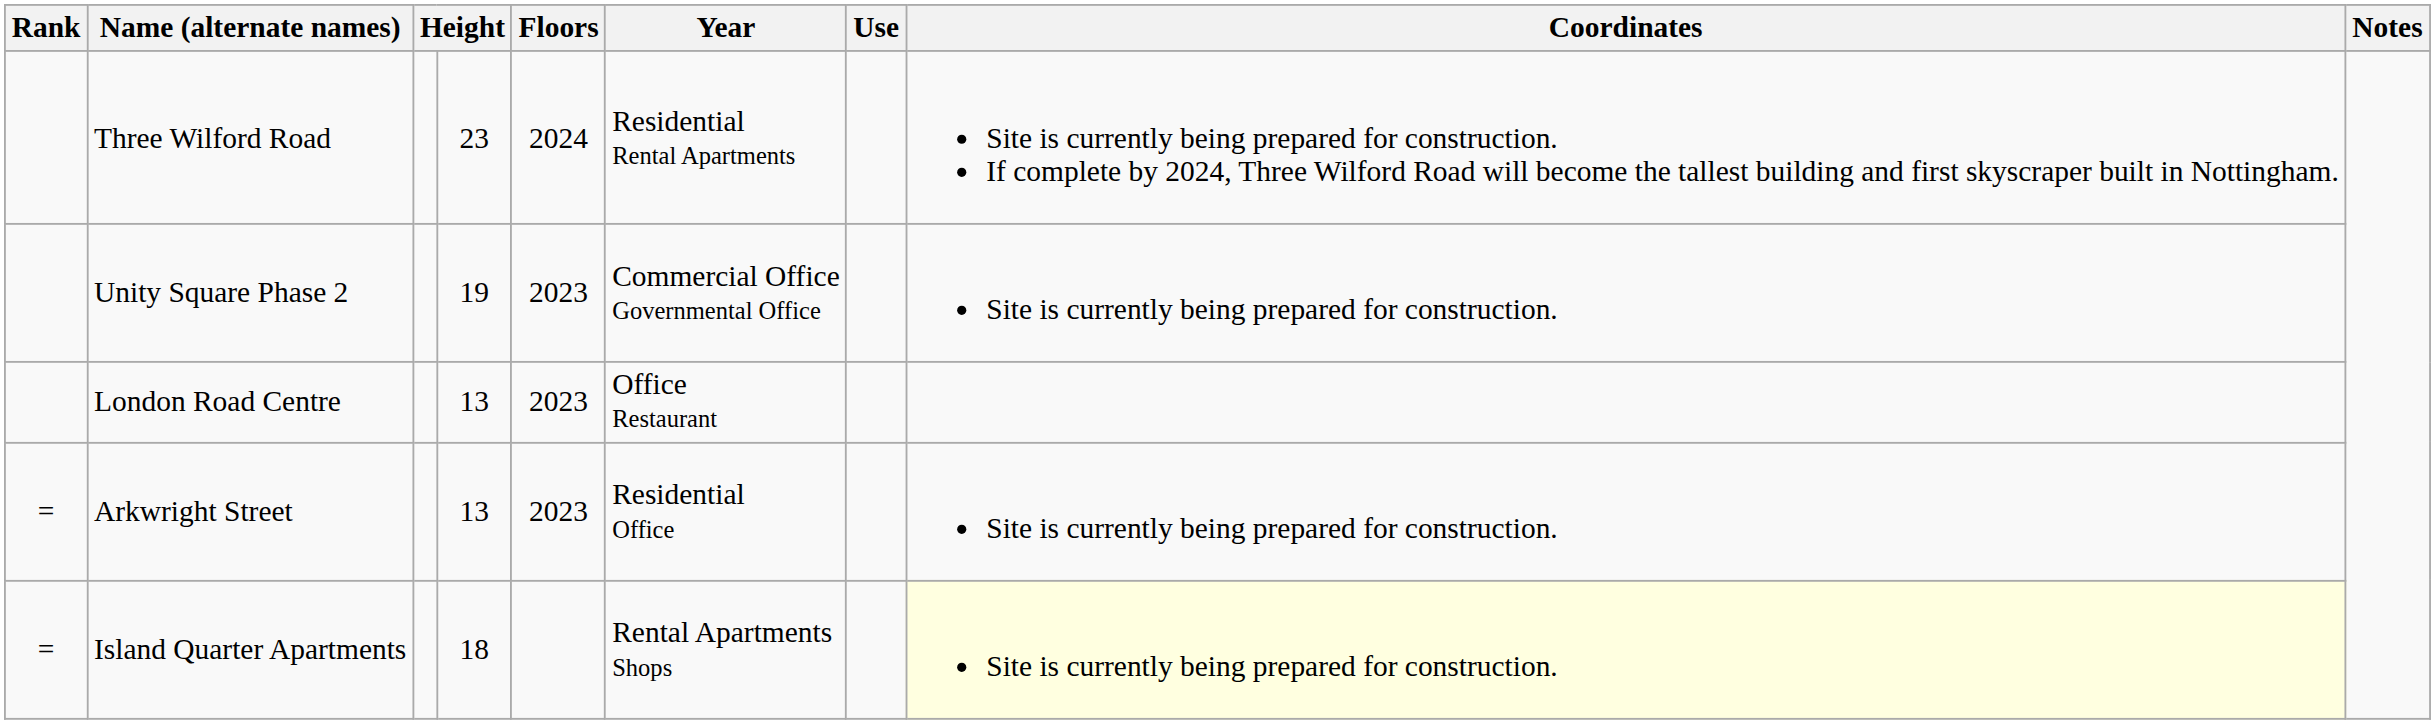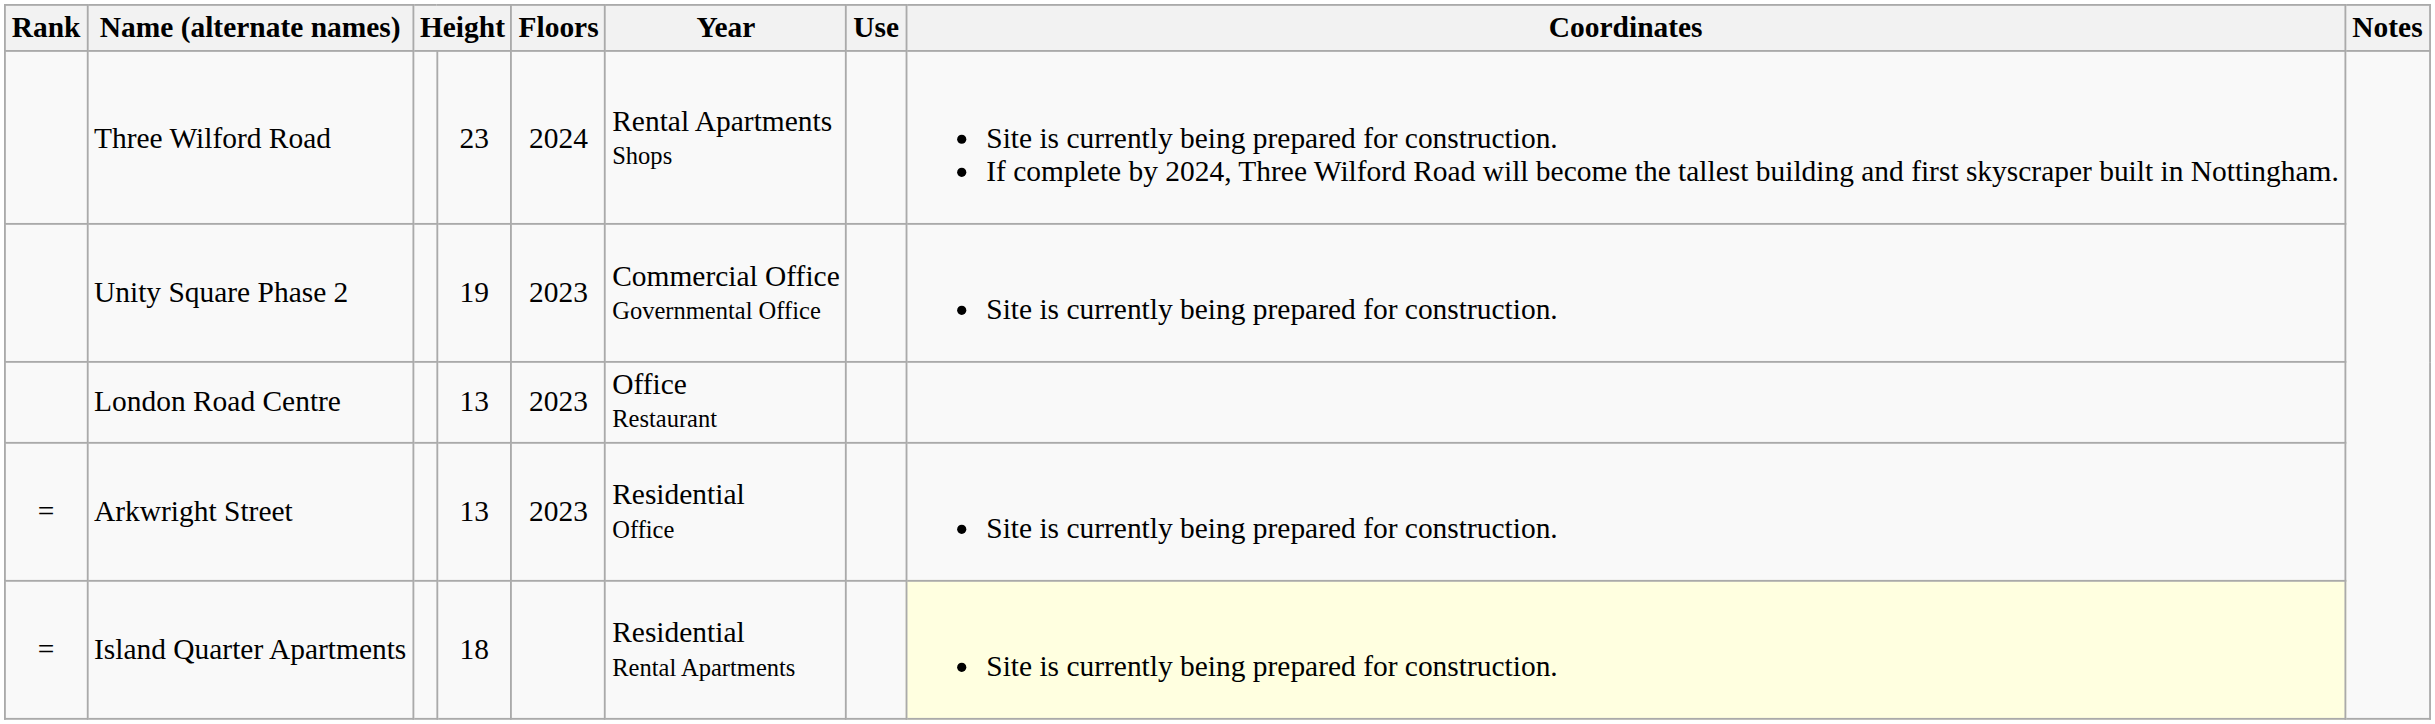(704, 137) Residential Rental Apartments -> (722, 137) Rental Apartments Shops
(722, 649) Rental Apartments Shops -> (704, 649) Residential Rental Apartments
